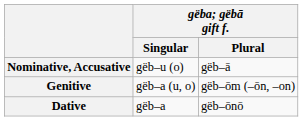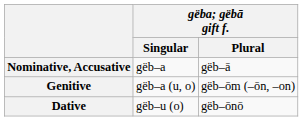(160, 67) gëb–u (o) -> (151, 67) gëb–a
(151, 106) gëb–a -> (160, 106) gëb–u (o)
